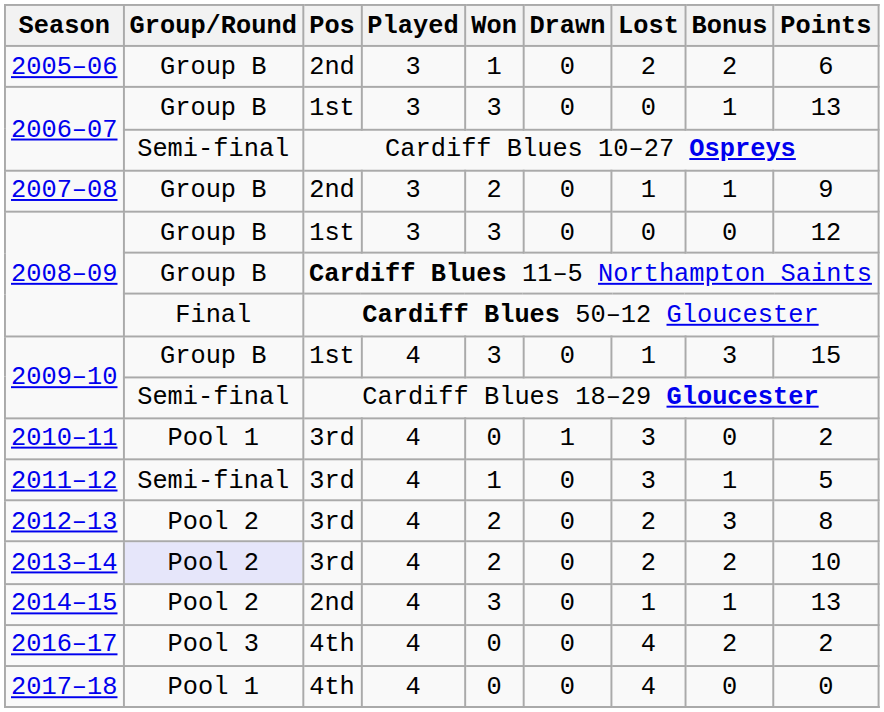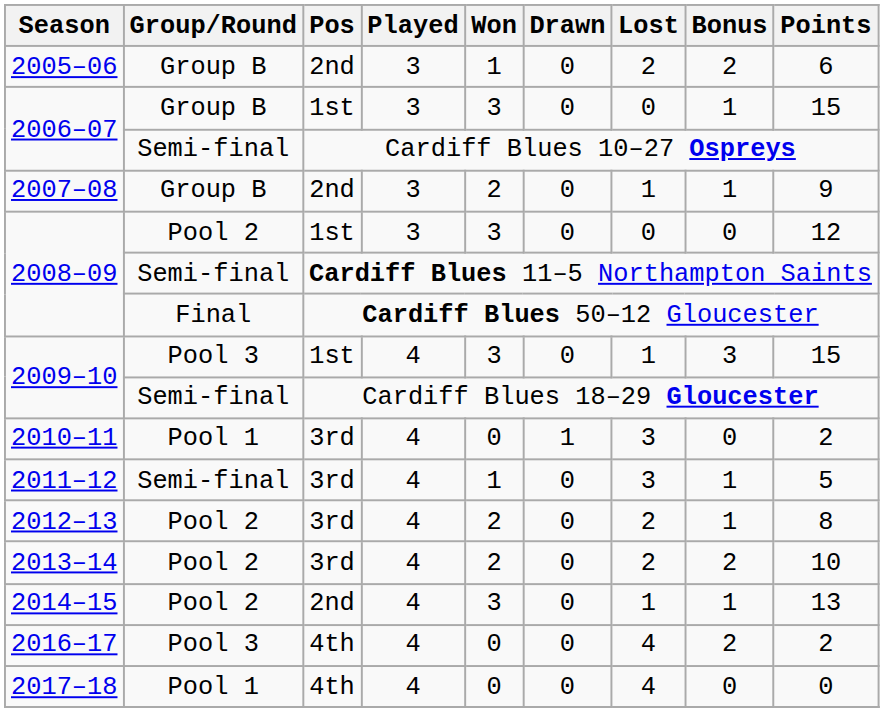(826, 108) 13 -> (826, 108) 15
(213, 232) Group B -> (213, 232) Pool 2
(213, 274) Group B -> (213, 274) Semi-final
(213, 356) Group B -> (213, 356) Pool 3
(730, 521) 3 -> (730, 521) 1
(213, 563) lavender background -> (213, 563) no background
